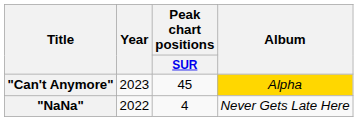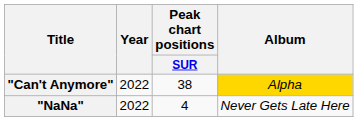(134, 84) 2023 -> (134, 84) 2022
(185, 84) 45 -> (185, 84) 38
